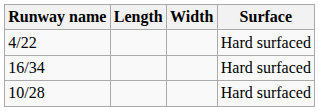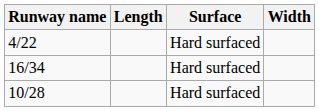columns swapped: (192, 17) <-> (266, 17)
